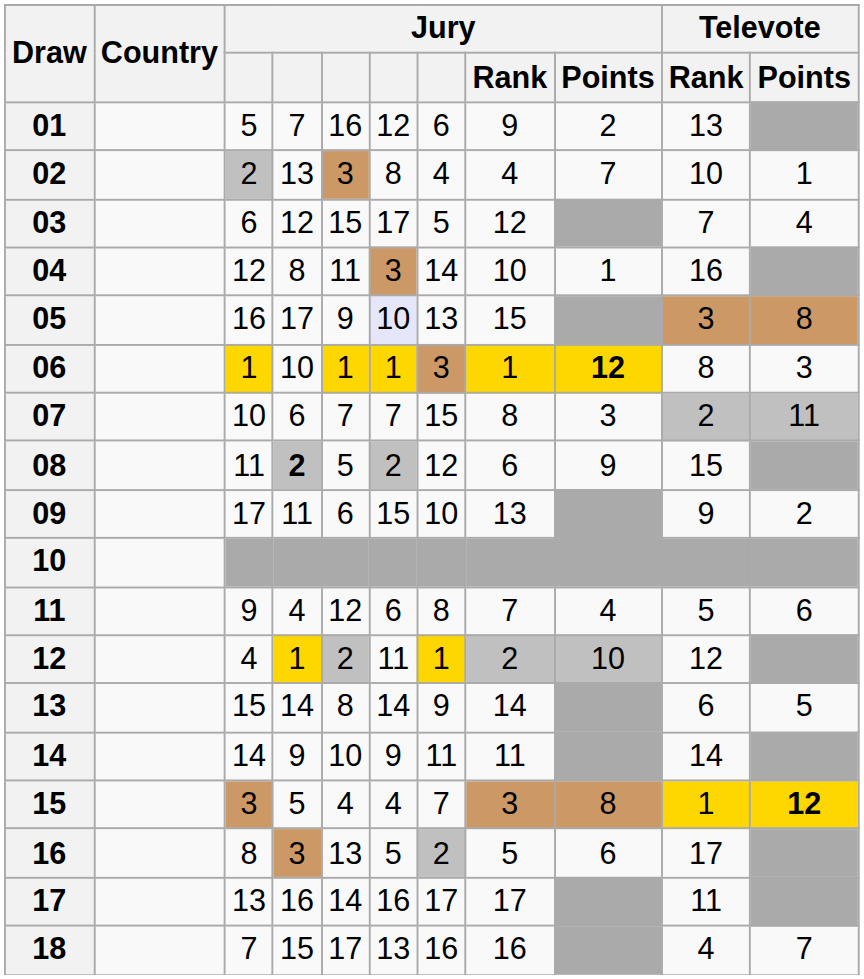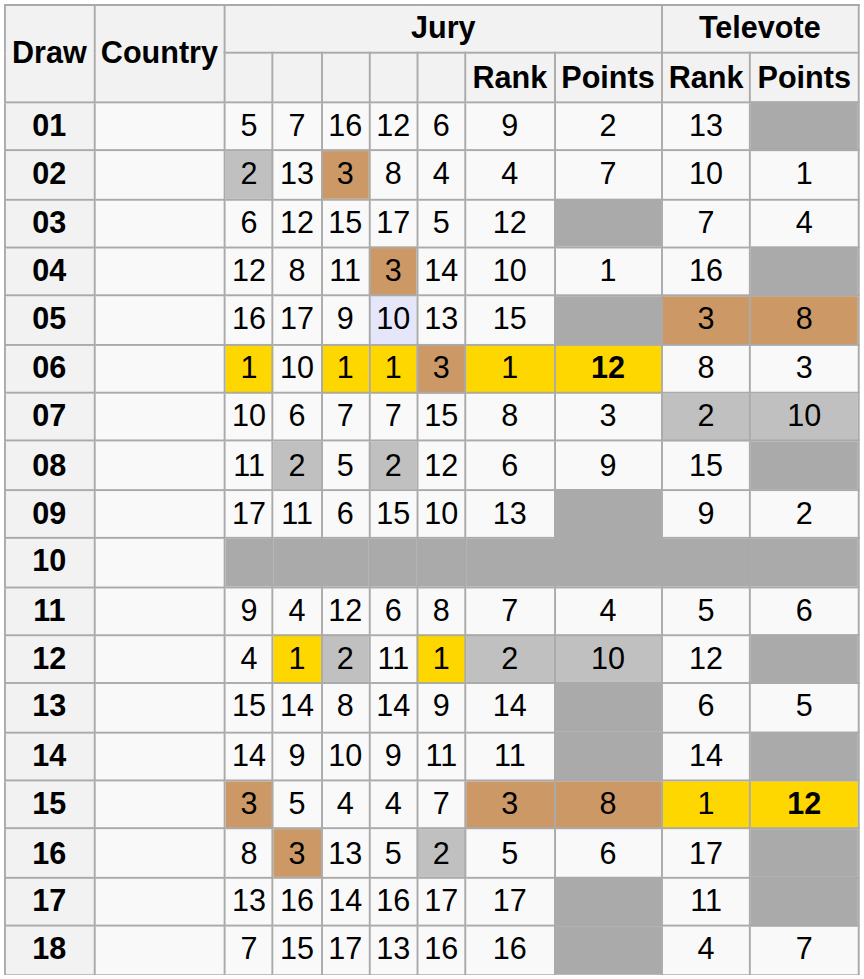(804, 416) 11 -> (804, 416) 10
(297, 464) bold -> (297, 464) normal
